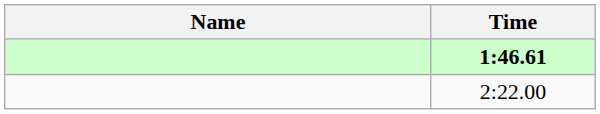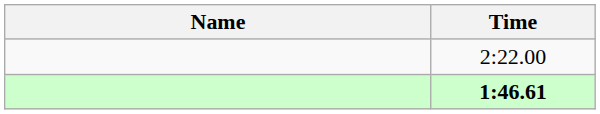rows swapped: (513, 56) <-> (513, 91)
